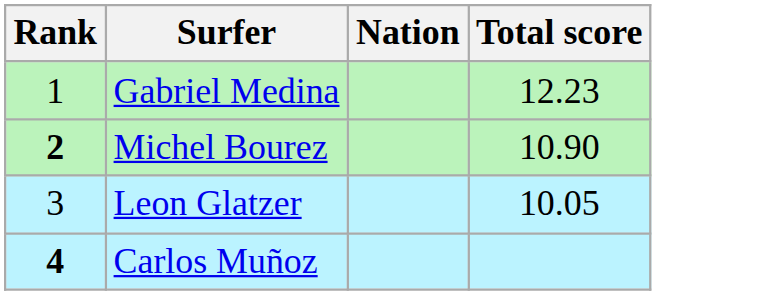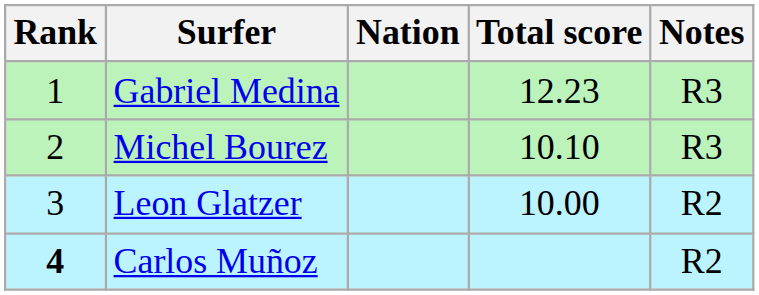+ column: (702, 32)
(55, 146) bold -> (55, 146) normal
(559, 146) 10.90 -> (559, 146) 10.10
(559, 203) 10.05 -> (559, 203) 10.00
